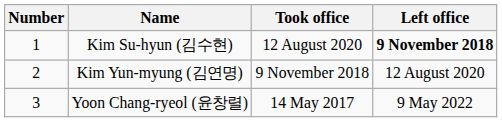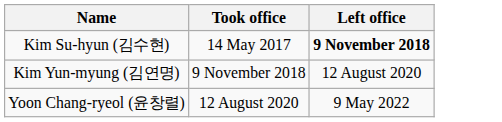- column: (36, 17)
(312, 45) 12 August 2020 -> (249, 45) 14 May 2017
(312, 102) 14 May 2017 -> (249, 102) 12 August 2020
